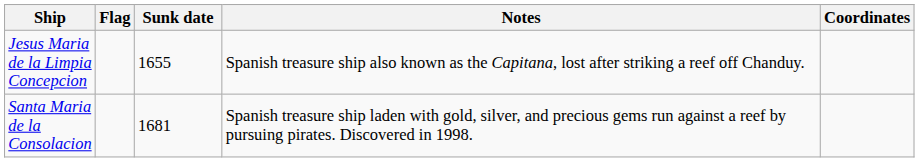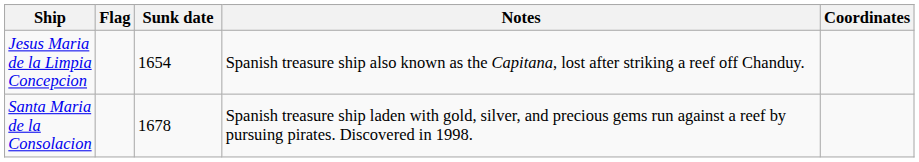(154, 62) 1655 -> (154, 62) 1654
(154, 125) 1681 -> (154, 125) 1678
